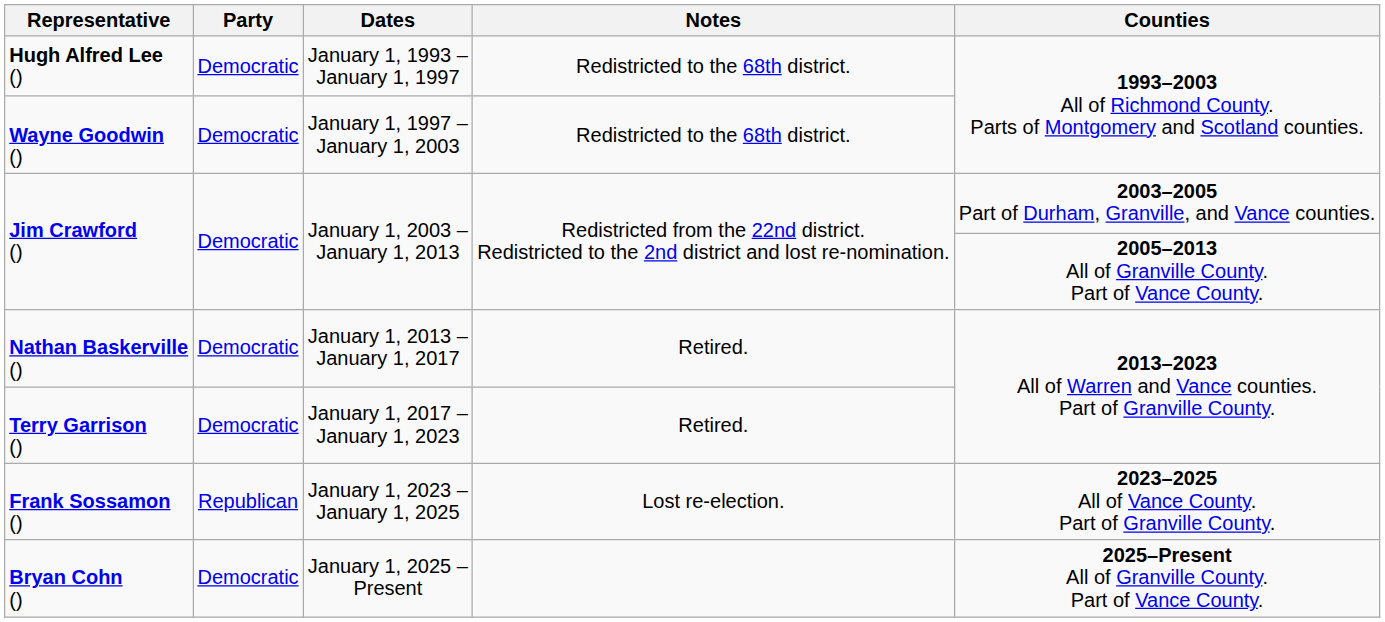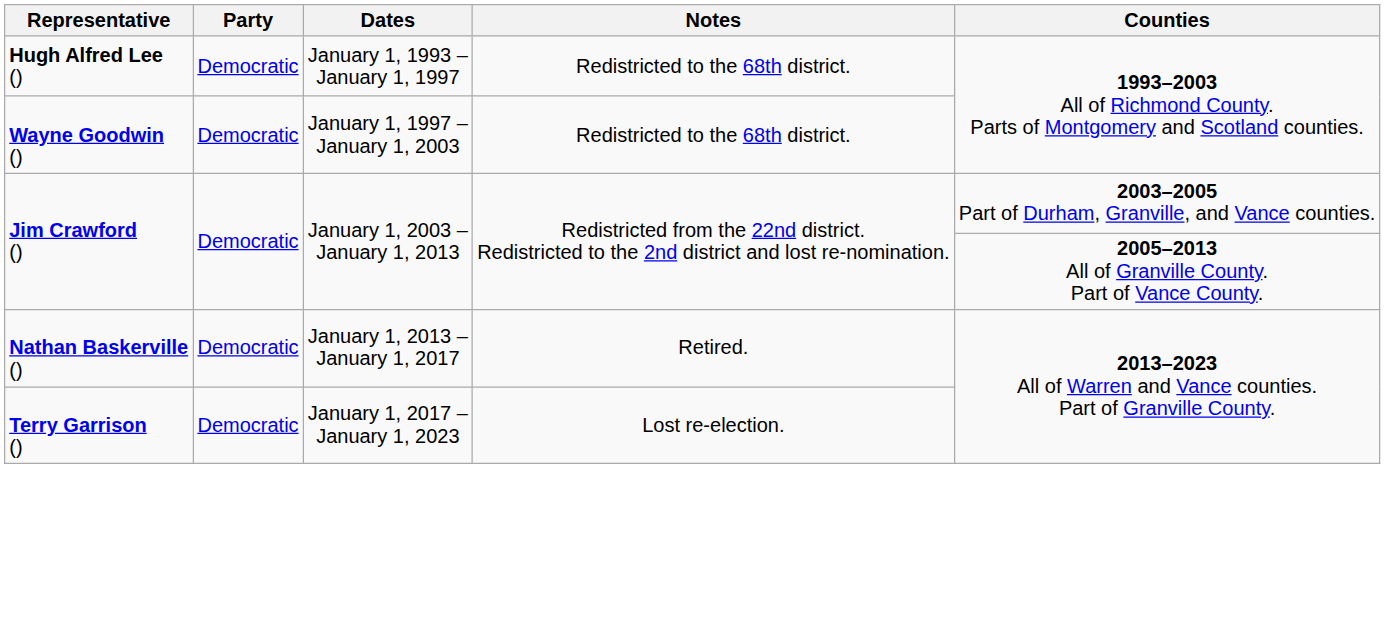(713, 424) Retired. -> (713, 424) Lost re-election.
- row: (90, 512)
- row: (66, 589)
